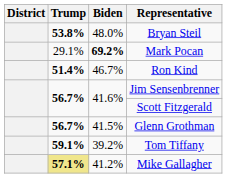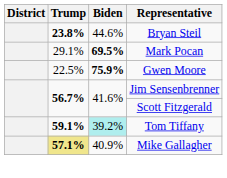(68, 32) 53.8% -> (68, 32) 23.8%
(108, 32) 48.0% -> (108, 32) 44.6%
(108, 51) 69.2% -> (108, 51) 69.5%
- row: (174, 70)
+ row: (174, 70)
- row: (174, 126)
(108, 145) no background -> (108, 126) paleturquoise background
(108, 164) 41.2% -> (108, 145) 40.9%
